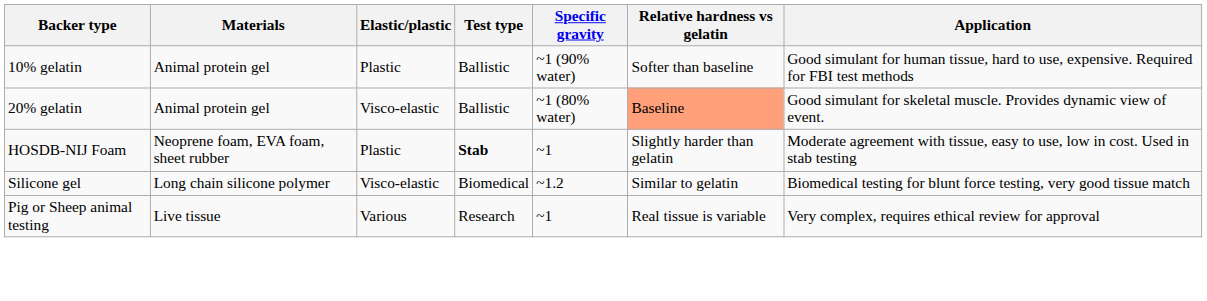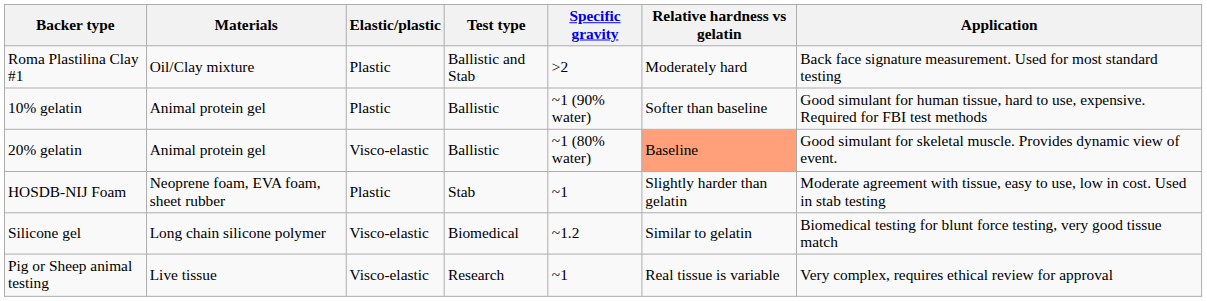+ row: (73, 66)
(473, 150) bold -> (462, 191) normal
(383, 216) Various -> (389, 275) Visco-elastic
